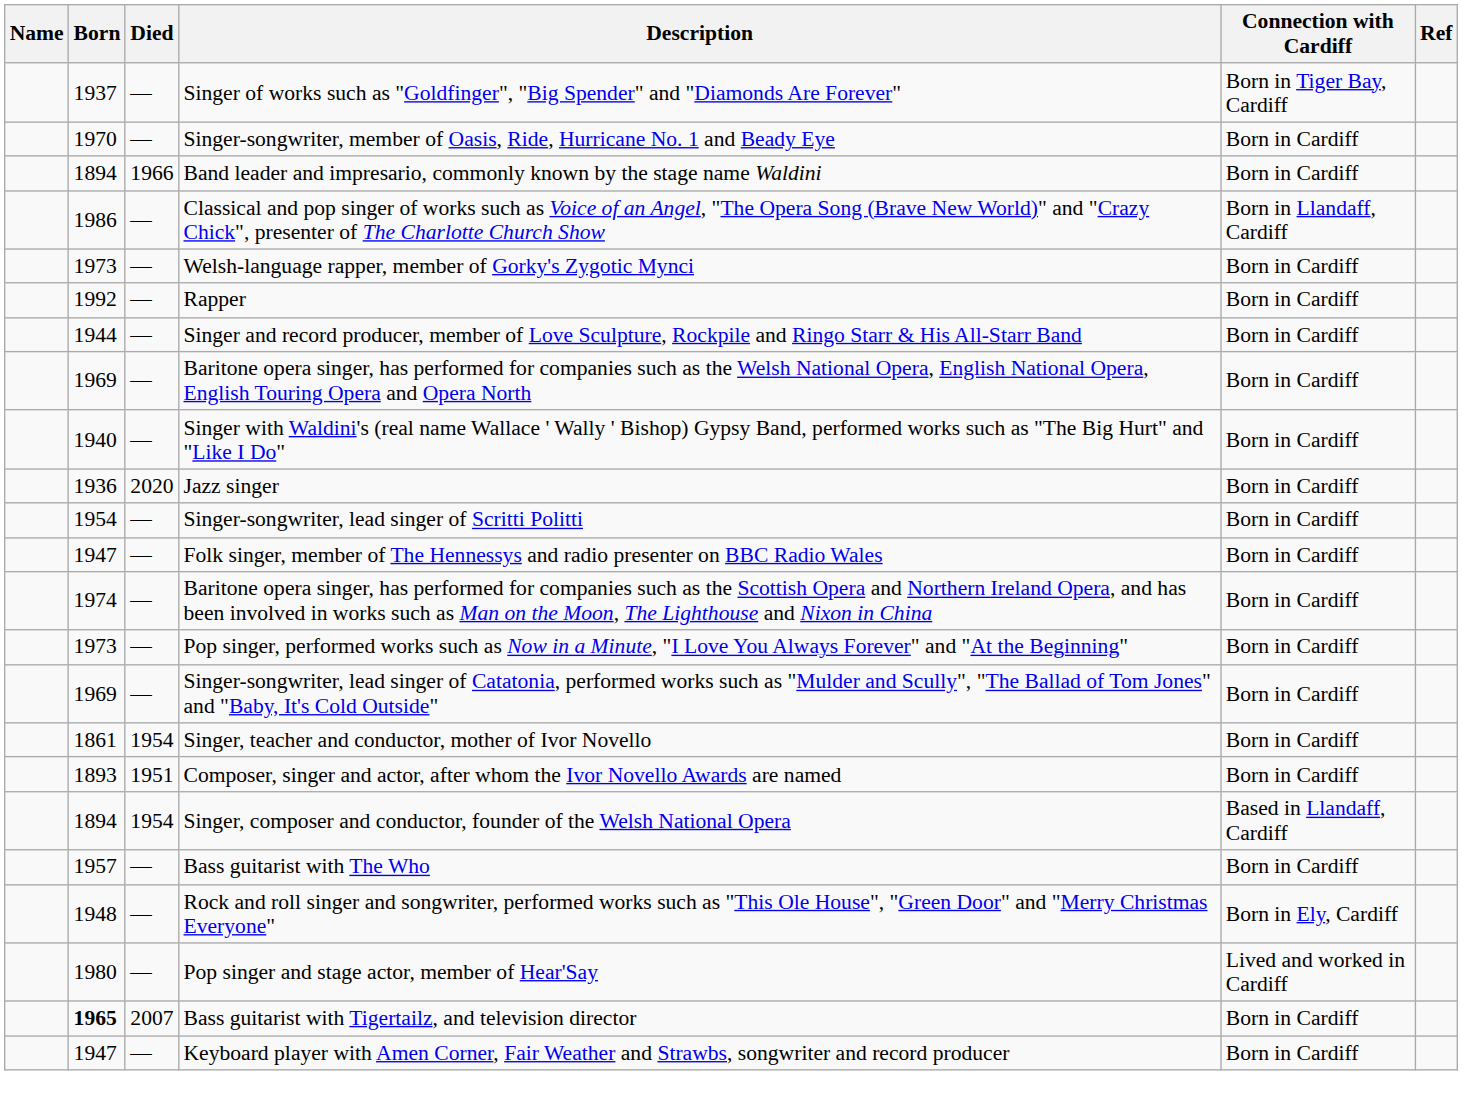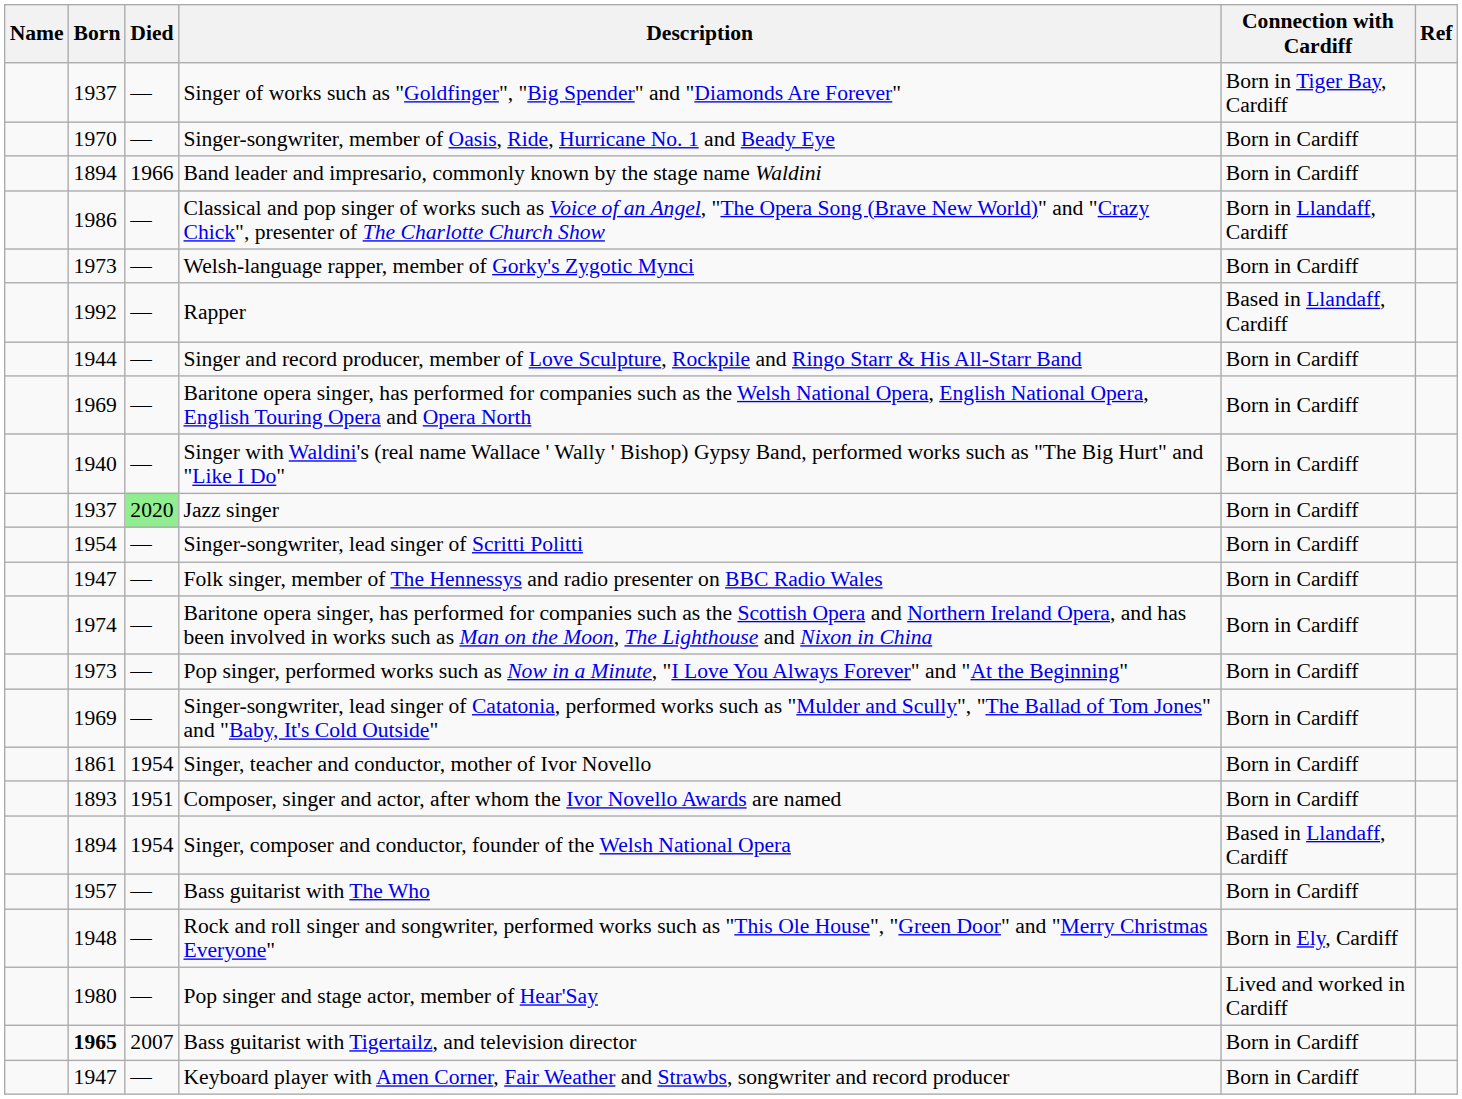(1292, 300) Born in Cardiff -> (1306, 312) Based in Llandaff, Cardiff
(95, 485) 1936 -> (95, 509) 1937
(152, 485) no background -> (152, 509) lightgreen background
